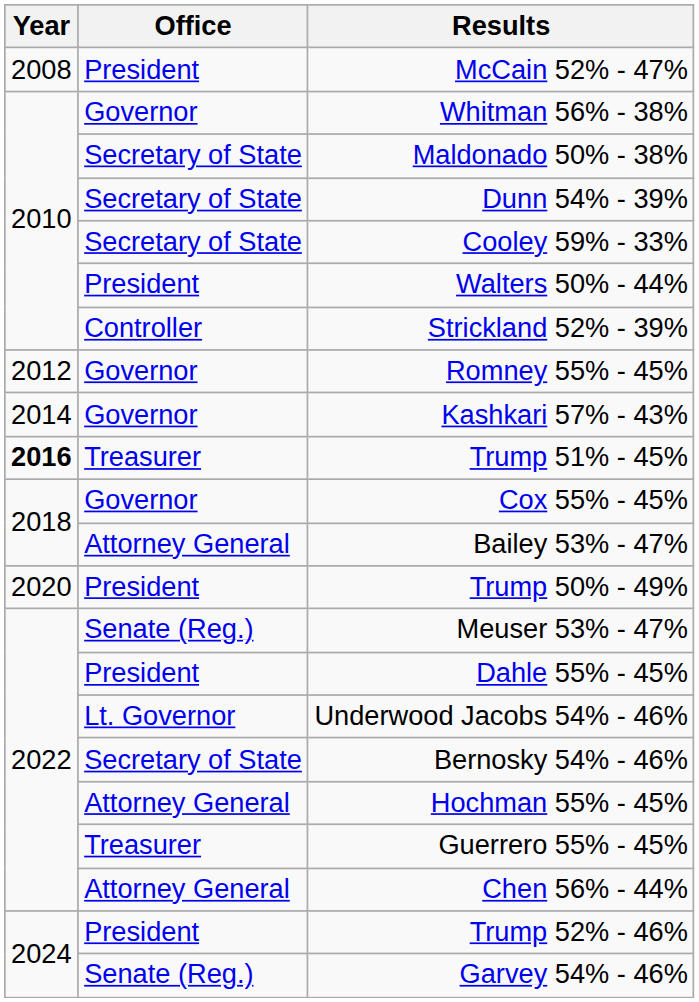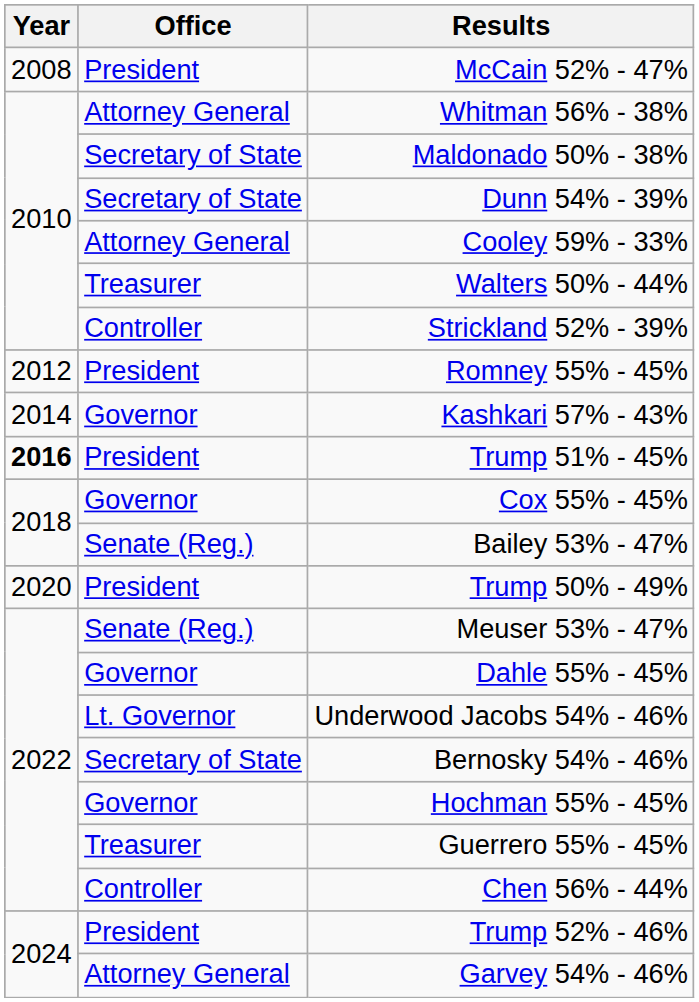(141, 112) Governor -> (187, 112) Attorney General
(193, 241) Secretary of State -> (187, 241) Attorney General
(142, 284) President -> (143, 284) Treasurer
(141, 371) Governor -> (142, 371) President
(143, 457) Treasurer -> (142, 457) President
(187, 543) Attorney General -> (169, 543) Senate (Reg.)
(142, 673) President -> (141, 673) Governor
(187, 802) Attorney General -> (141, 802) Governor
(187, 888) Attorney General -> (143, 888) Controller
(169, 975) Senate (Reg.) -> (187, 975) Attorney General
